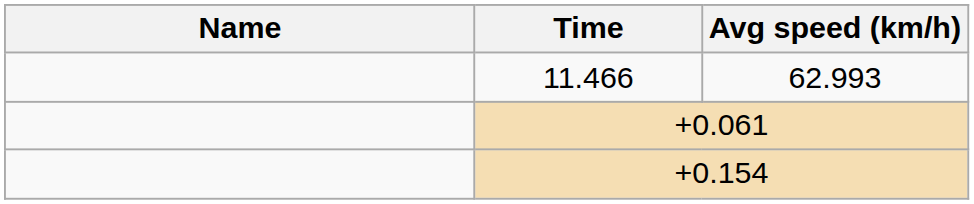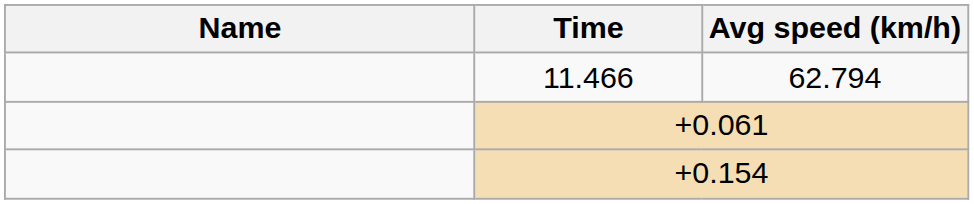(835, 76) 62.993 -> (835, 76) 62.794
